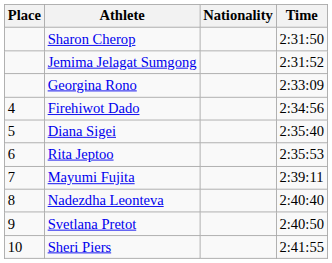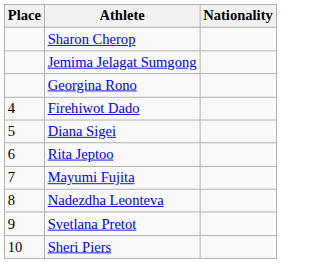- column: (302, 16)
